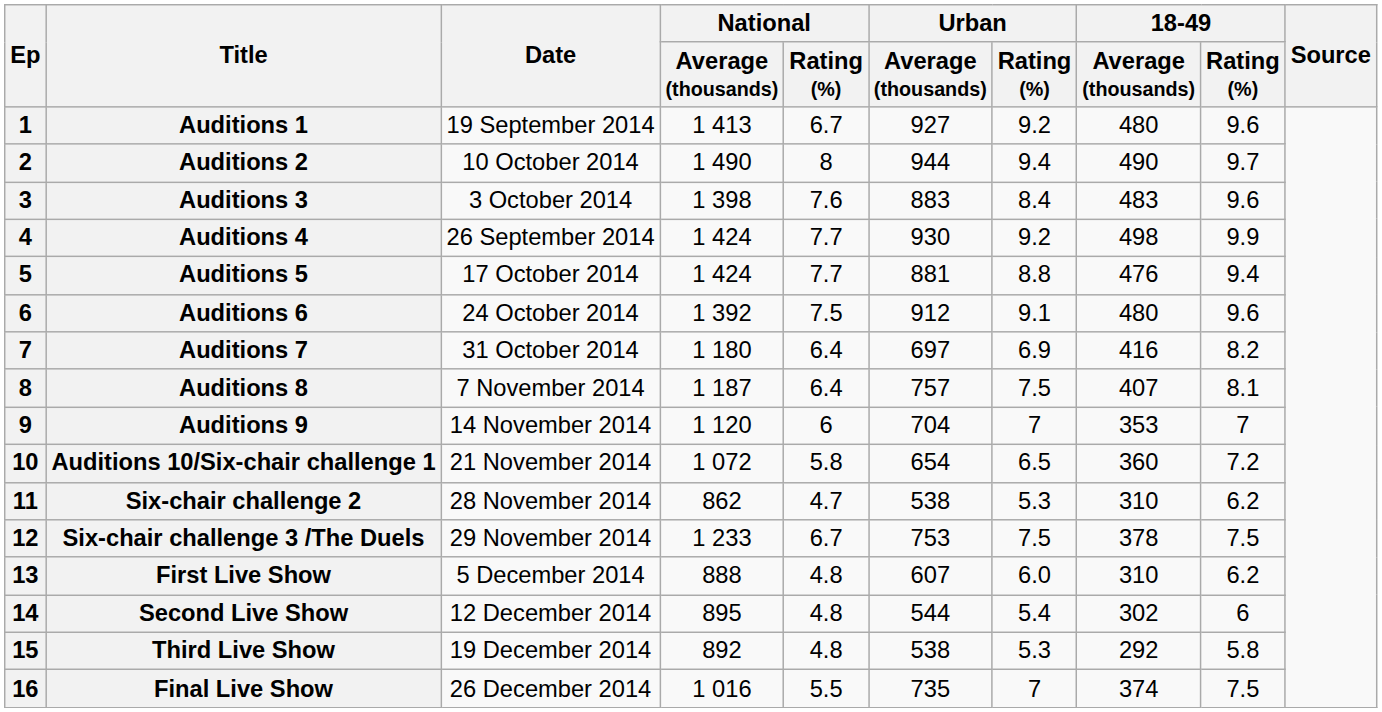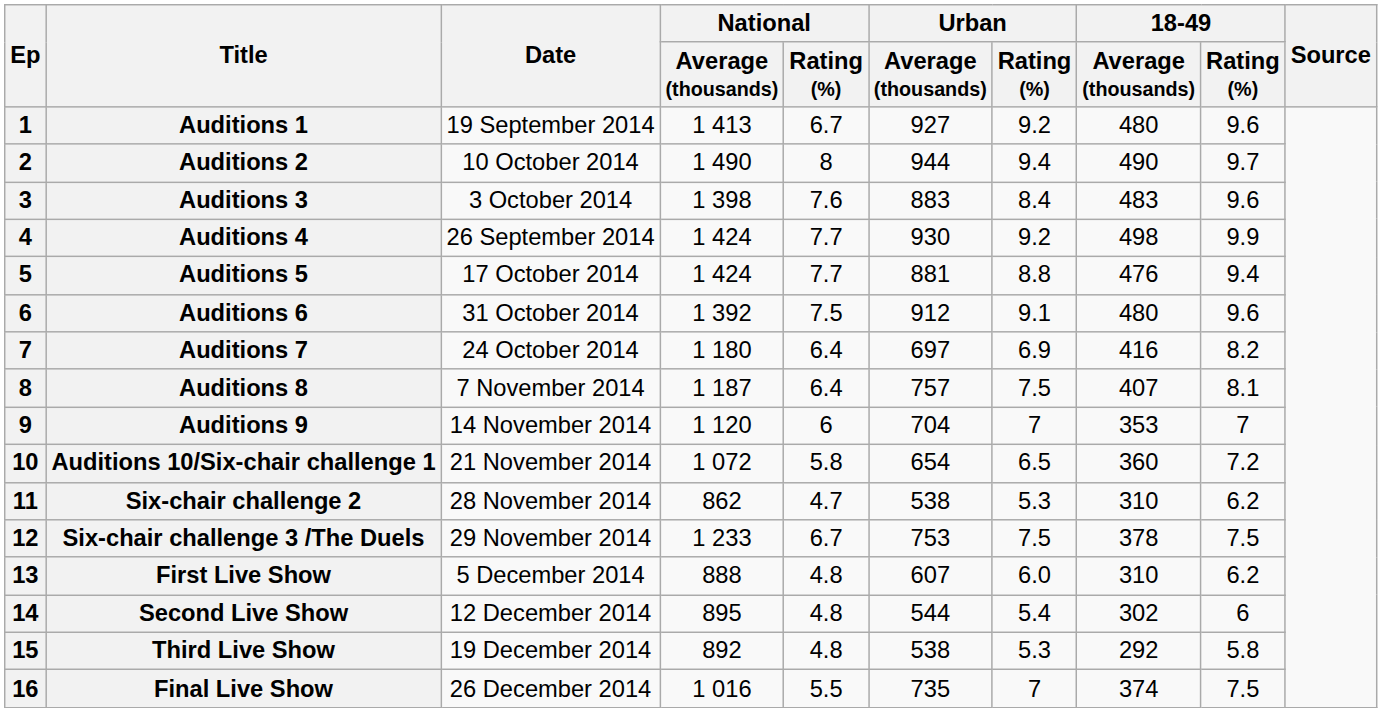(551, 312) 24 October 2014 -> (551, 312) 31 October 2014
(551, 350) 31 October 2014 -> (551, 350) 24 October 2014
